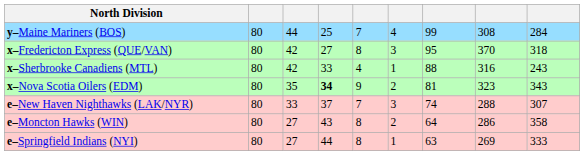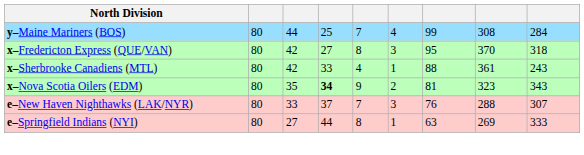(486, 68) 316 -> (486, 68) 361
(431, 104) 74 -> (431, 104) 76
- row: (67, 123)
